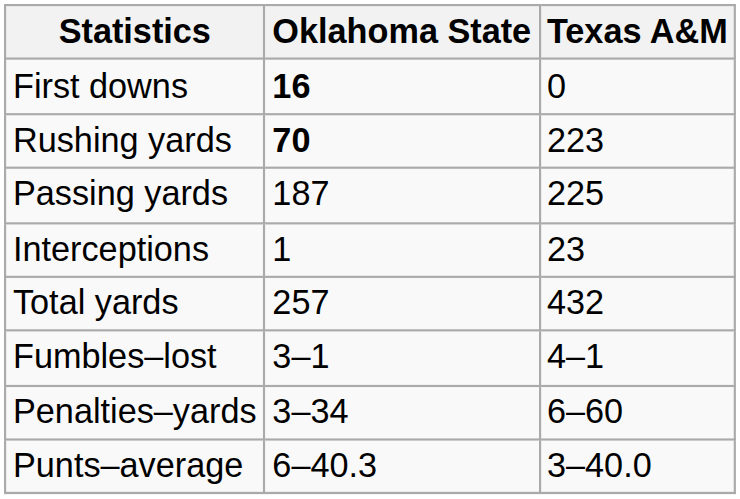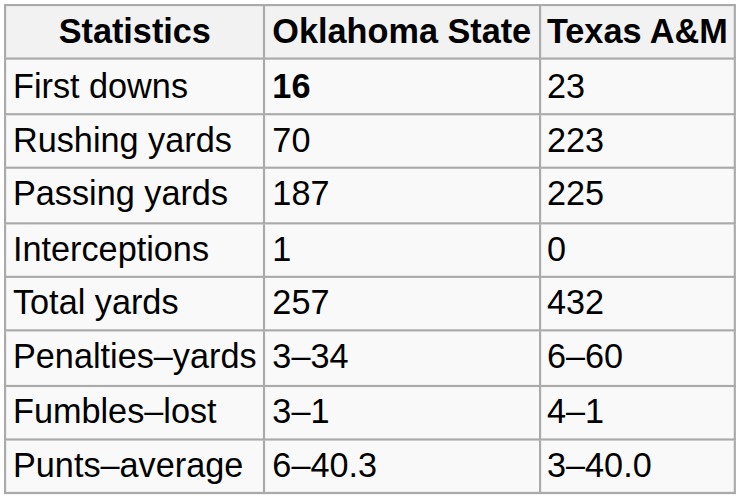(556, 85) 0 -> (566, 85) 23
(291, 140) bold -> (291, 140) normal
(566, 248) 23 -> (556, 248) 0
rows swapped: (115, 357) <-> (135, 411)
